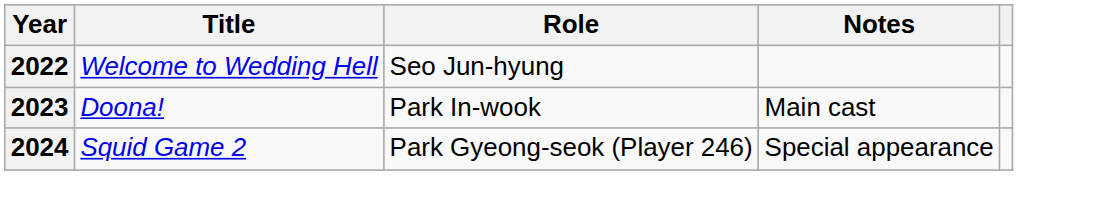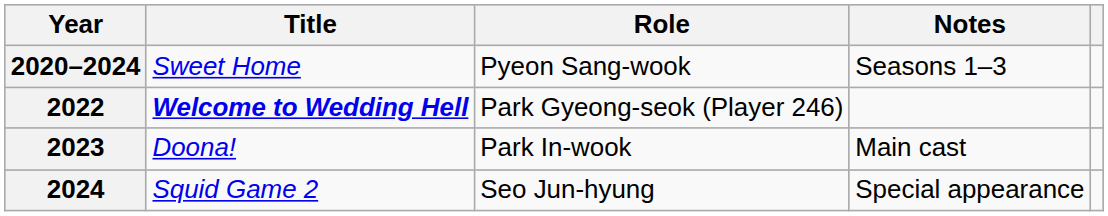+ row: (76, 66)
(229, 66) normal -> (310, 107) bold
(477, 66) Seo Jun-hyung -> (662, 107) Park Gyeong-seok (Player 246)
(571, 148) Park Gyeong-seok (Player 246) -> (567, 189) Seo Jun-hyung
